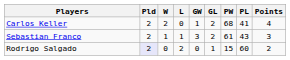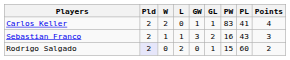(213, 23) 2 -> (213, 23) 1
(229, 23) 68 -> (229, 23) 83
(229, 36) 61 -> (229, 36) 16
